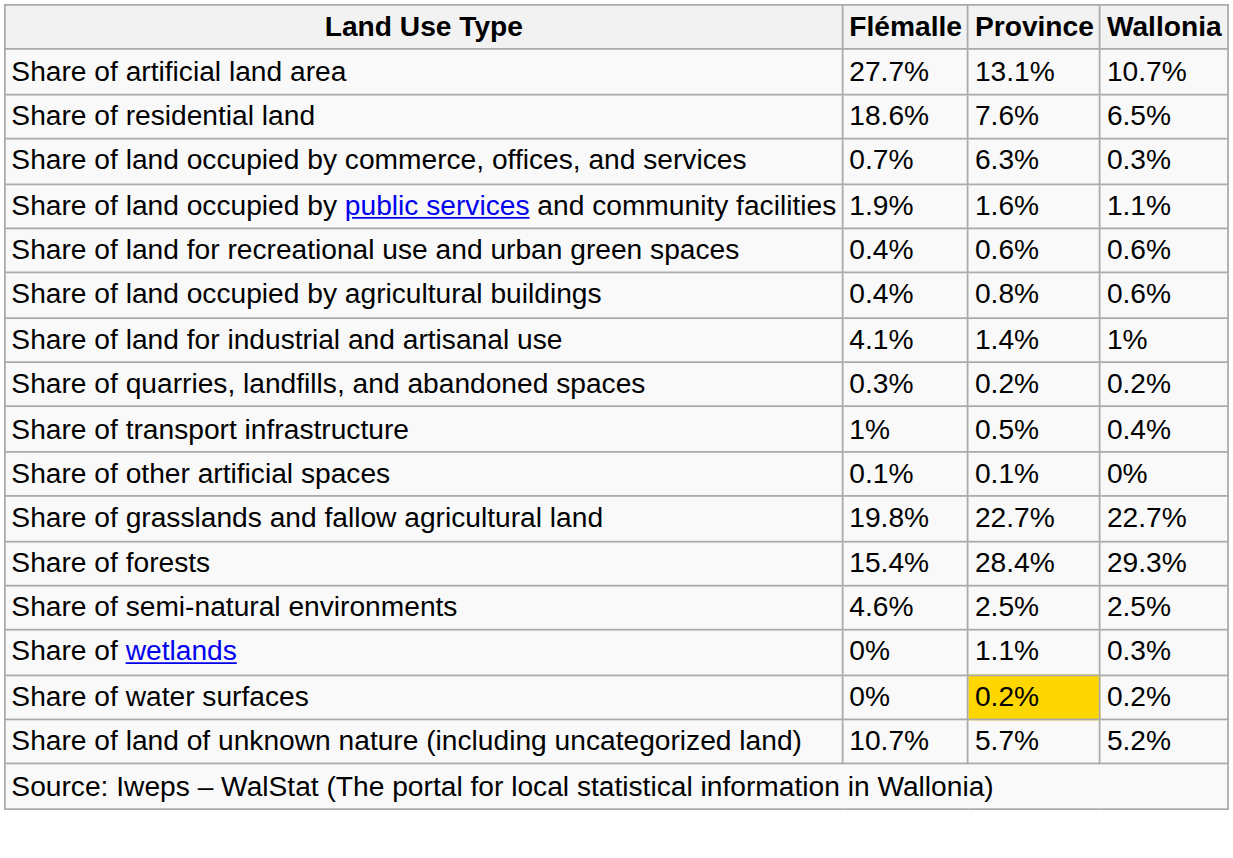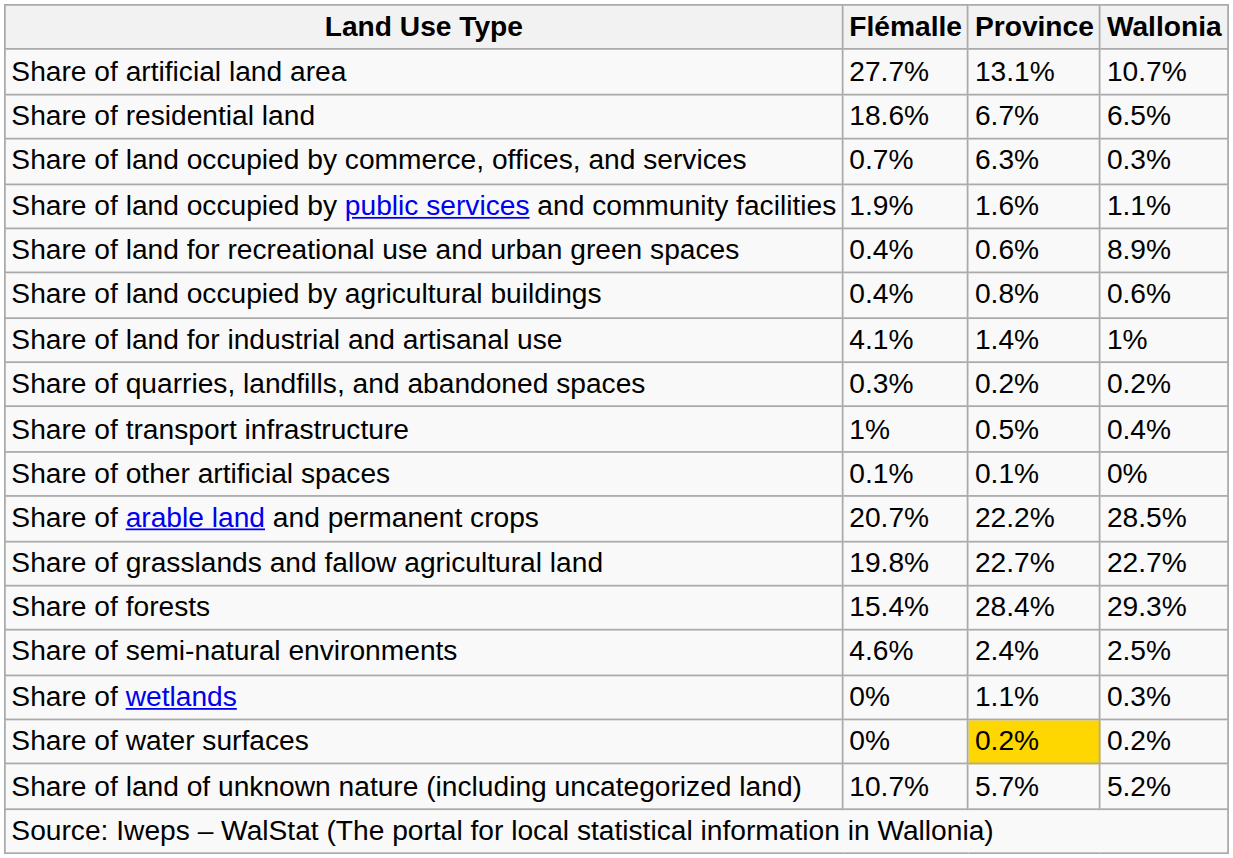(1007, 116) 7.6% -> (1007, 116) 6.7%
(1139, 250) 0.6% -> (1139, 250) 8.9%
+ row: (275, 518)
(1007, 607) 2.5% -> (1007, 652) 2.4%
